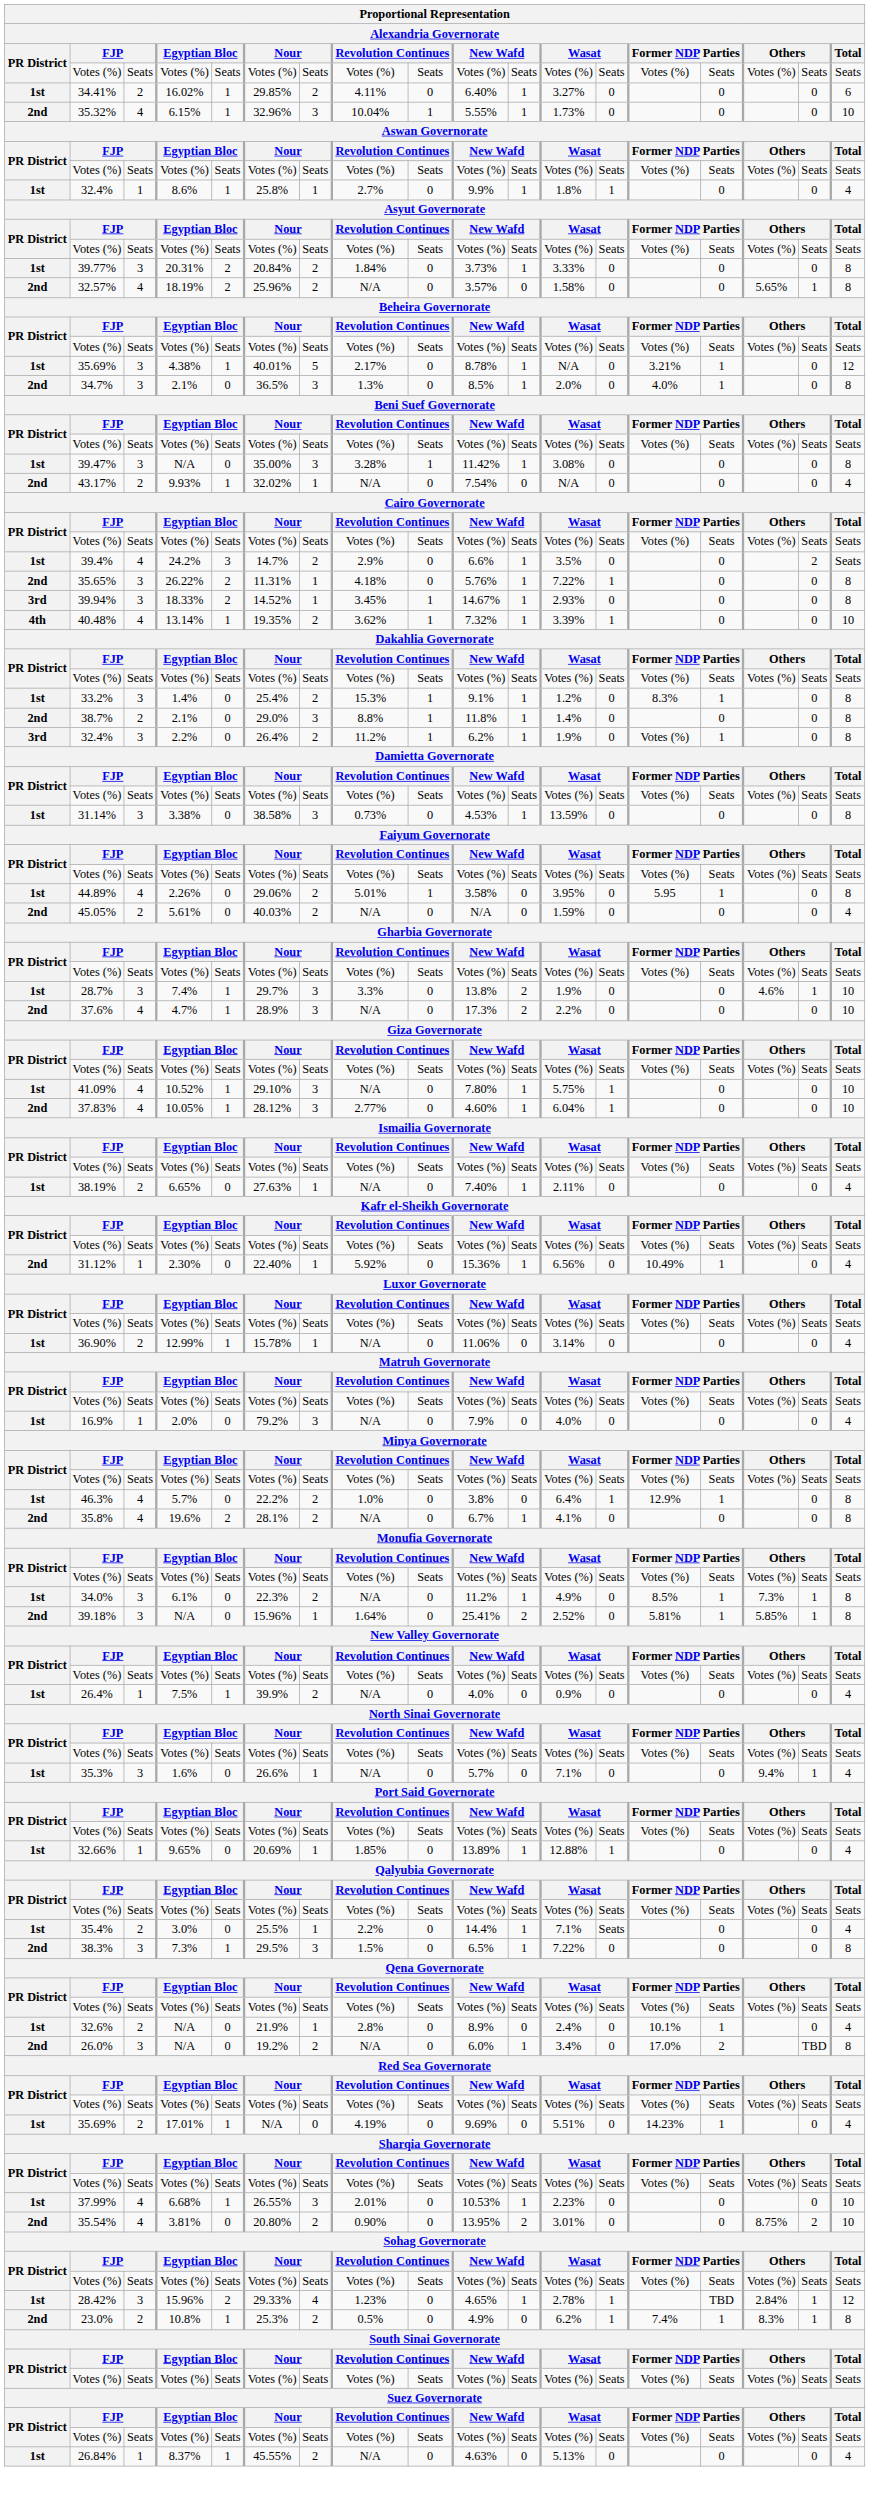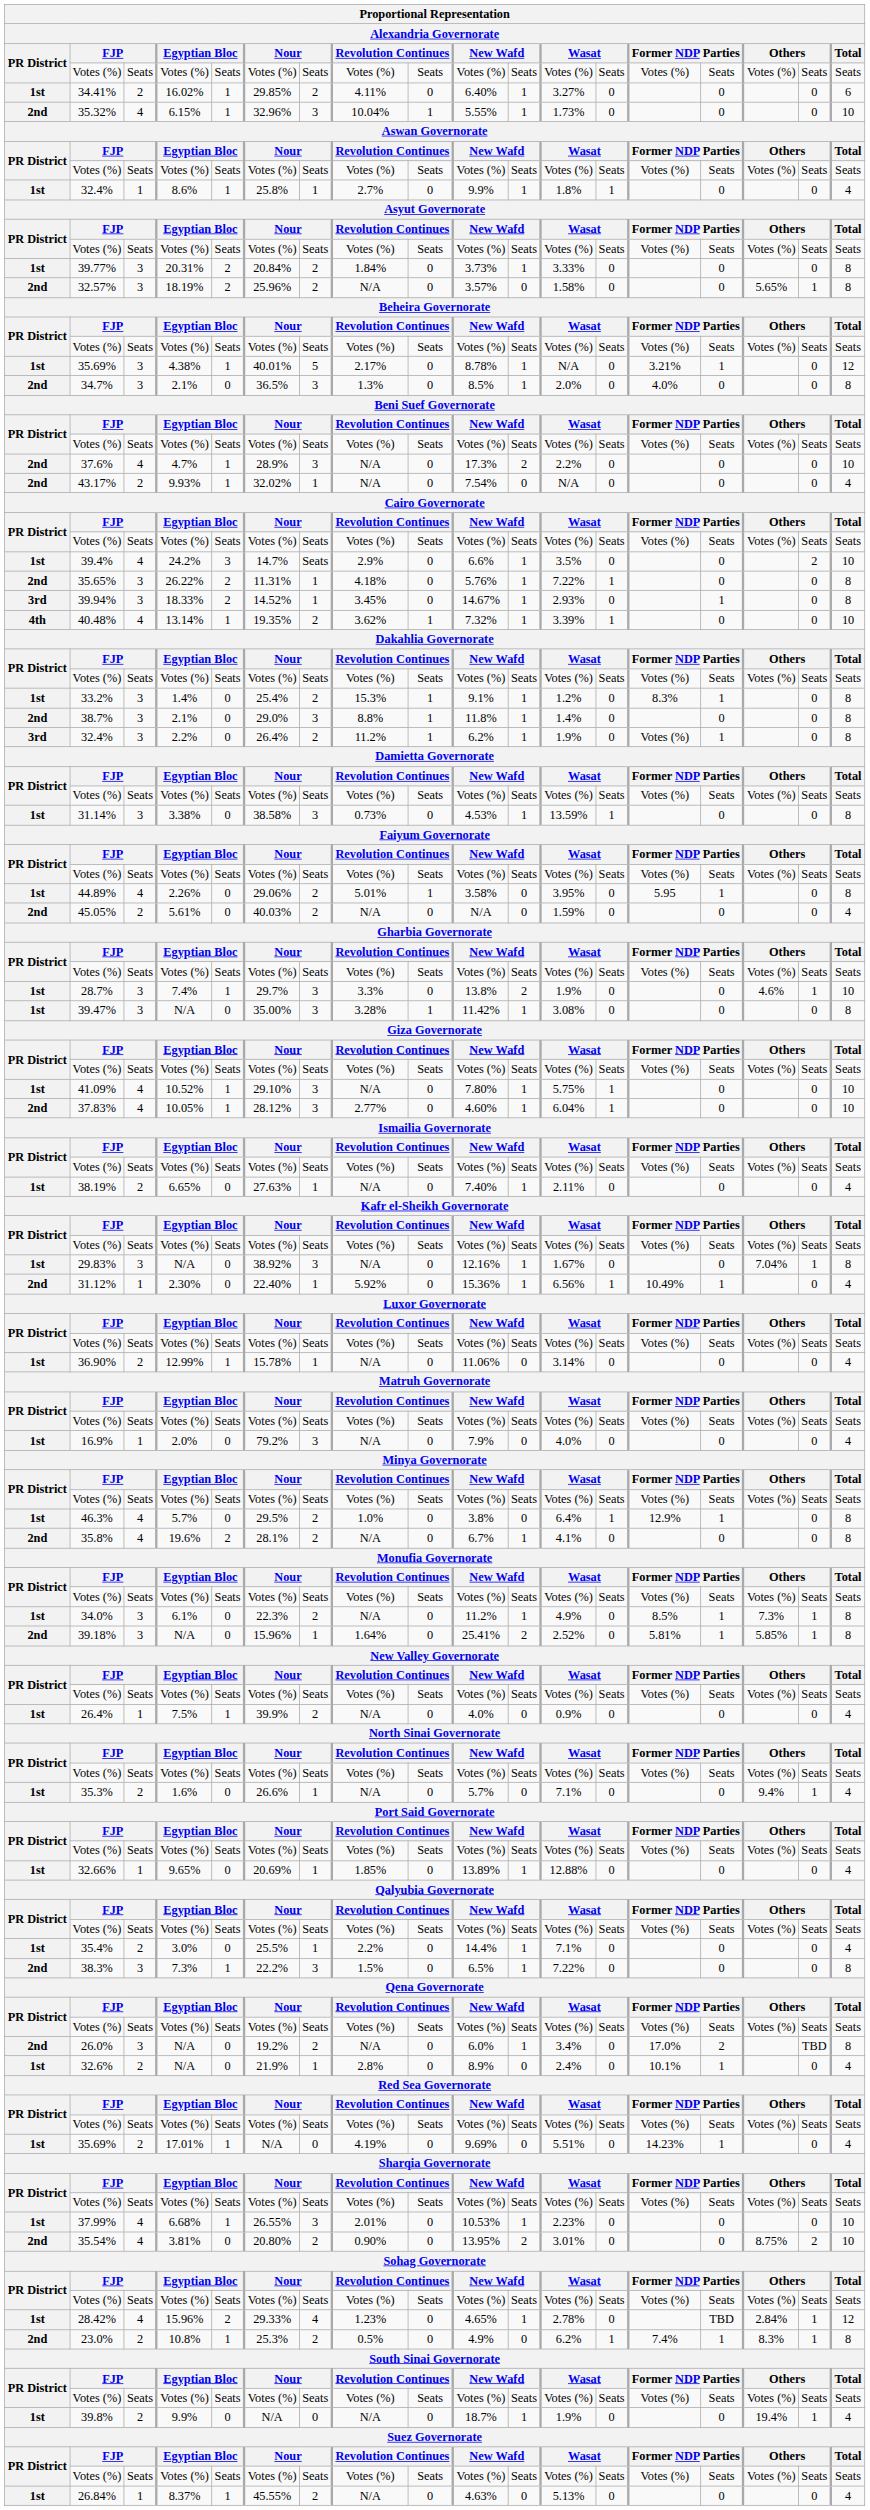(140, 287) 4 -> (140, 287) 3
(722, 385) 1 -> (722, 385) 0
rows swapped: (97, 463) <-> (97, 1010)
(315, 561) 2 -> (315, 561) Seats
(848, 561) Seats -> (848, 561) 10
(430, 600) 1 -> (430, 600) 0
(722, 600) 0 -> (722, 600) 1
(140, 717) 2 -> (140, 717) 3
(612, 815) 0 -> (612, 815) 1
+ row: (97, 1264)
(612, 1264) 0 -> (612, 1284) 1
(272, 1499) 22.2% -> (272, 1518) 29.5%
(140, 1772) 3 -> (140, 1792) 2
(612, 1850) 1 -> (612, 1870) 0
(612, 1929) Seats -> (612, 1948) 0
(272, 1948) 29.5% -> (272, 1968) 22.2%
rows swapped: (97, 2026) <-> (97, 2046)
(140, 2300) 3 -> (140, 2319) 4
(612, 2300) 1 -> (612, 2319) 0
+ row: (97, 2417)
